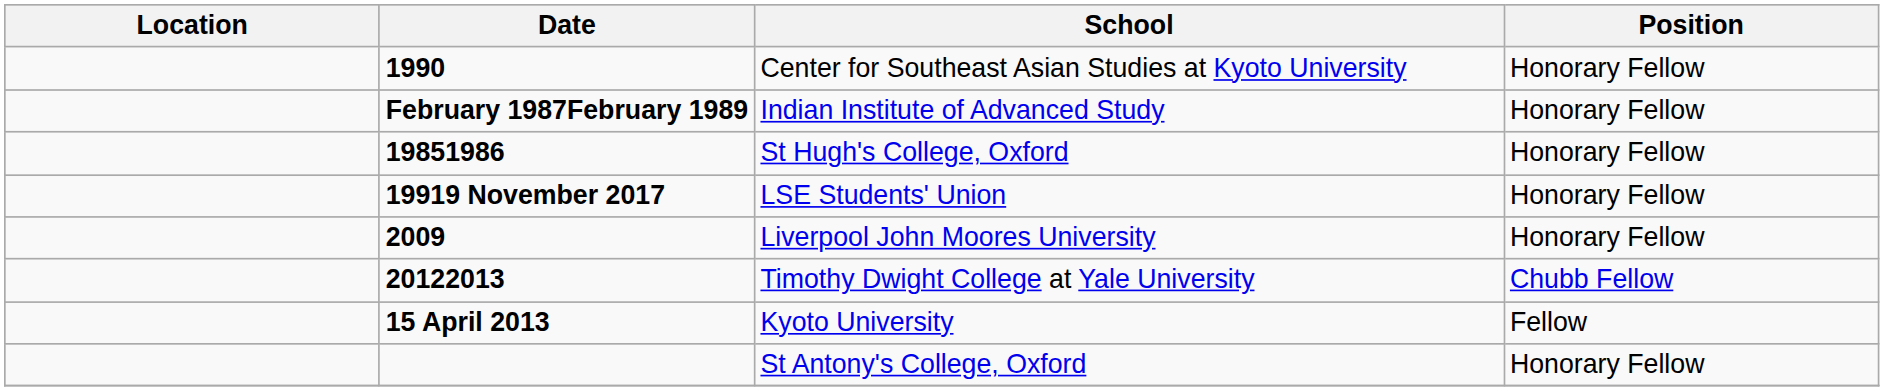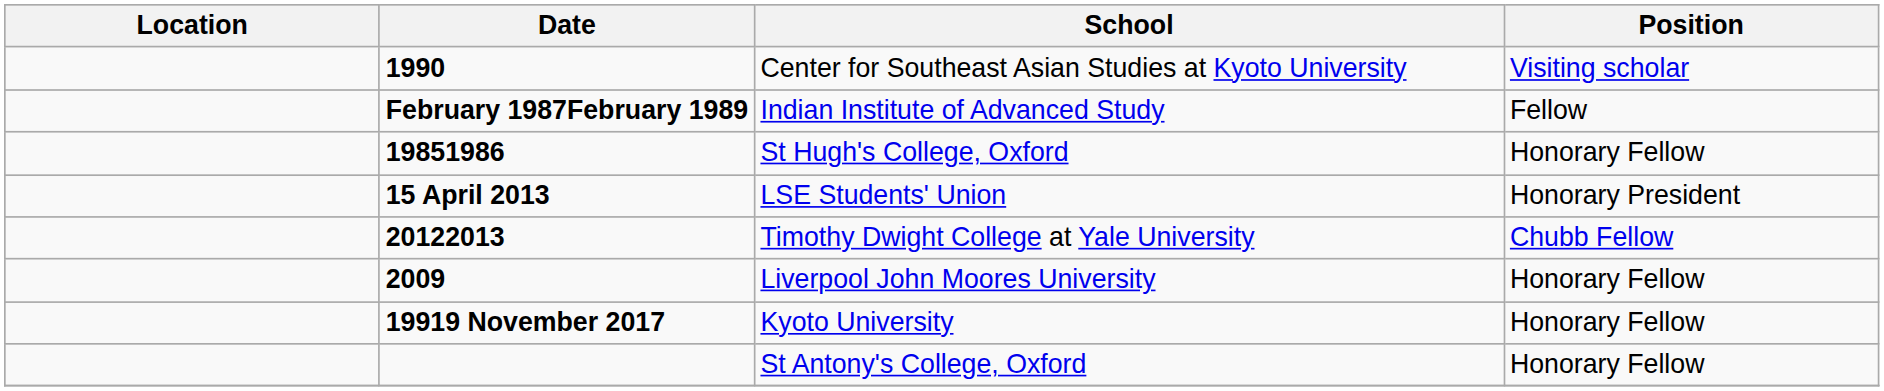(1607, 68) Honorary Fellow -> (1600, 68) Visiting scholar
(1607, 110) Honorary Fellow -> (1549, 110) Fellow
(525, 195) 19919 November 2017 -> (468, 195) 15 April 2013
(1607, 195) Honorary Fellow -> (1625, 195) Honorary President
rows swapped: (958, 237) <-> (1007, 279)
(468, 322) 15 April 2013 -> (525, 322) 19919 November 2017
(1549, 322) Fellow -> (1607, 322) Honorary Fellow
